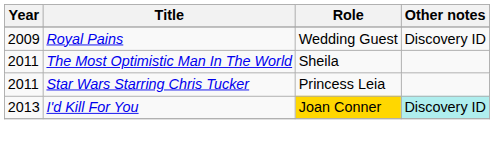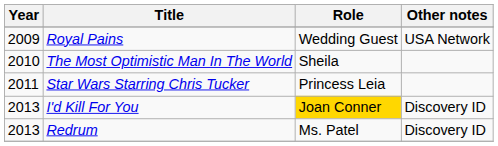(445, 38) Discovery ID -> (447, 38) USA Network
(23, 61) 2011 -> (24, 61) 2010
(445, 107) paleturquoise background -> (445, 107) no background
+ row: (72, 130)
